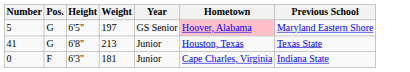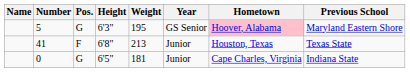+ column: (19, 12)
(76, 28) 6'5" -> (106, 28) 6'3"
(109, 28) 197 -> (138, 28) 195
(50, 43) G -> (79, 43) F
(49, 59) F -> (79, 59) G
(76, 59) 6'3" -> (106, 59) 6'5"
